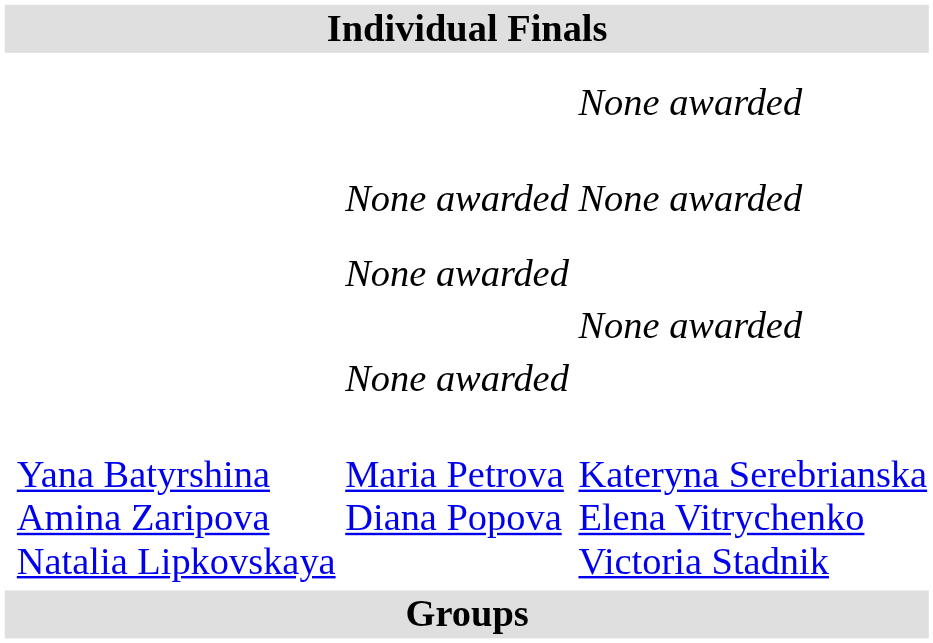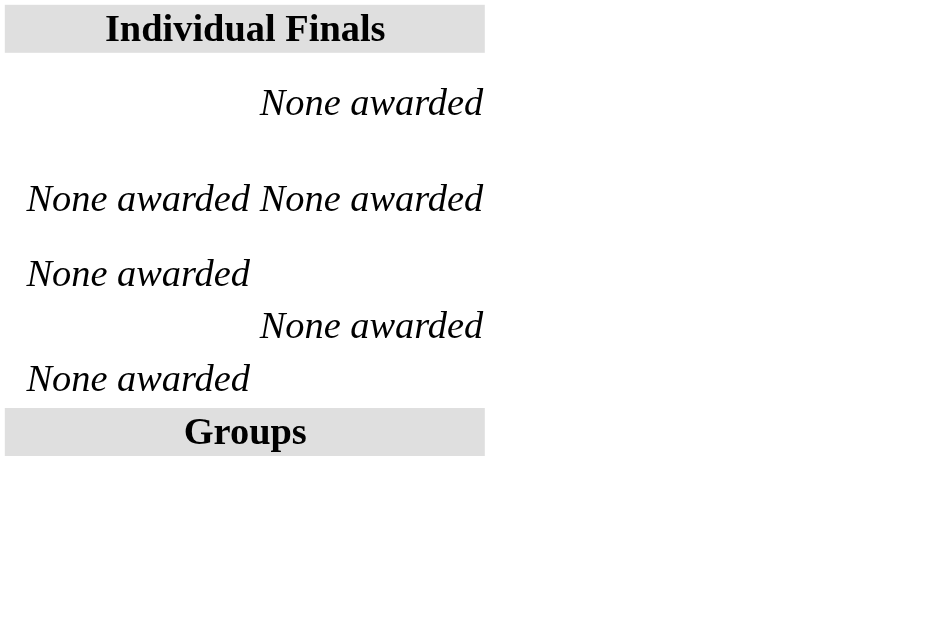- row: (455, 496)
